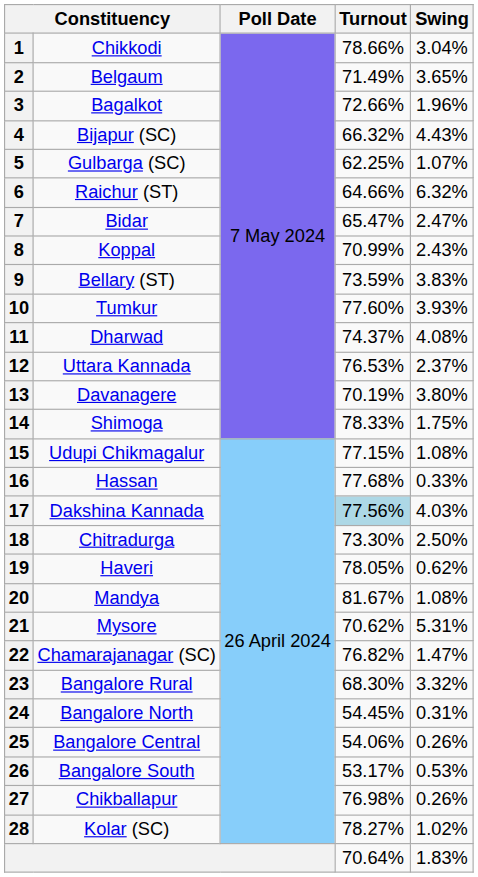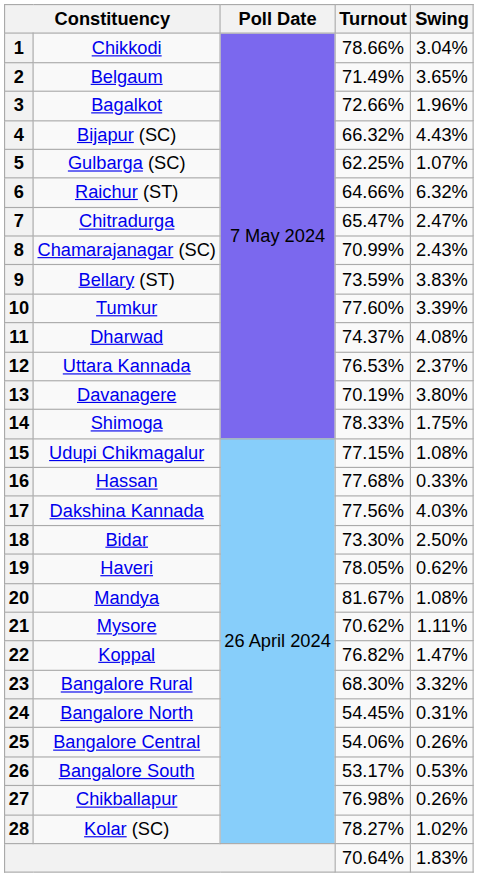(127, 221) Bidar -> (127, 221) Chitradurga
(127, 250) Koppal -> (127, 250) Chamarajanagar (SC)
(442, 308) 3.93% -> (442, 308) 3.39%
(373, 510) lightblue background -> (373, 510) no background
(127, 539) Chitradurga -> (127, 539) Bidar
(442, 626) 5.31% -> (442, 626) 1.11%
(127, 655) Chamarajanagar (SC) -> (127, 655) Koppal
